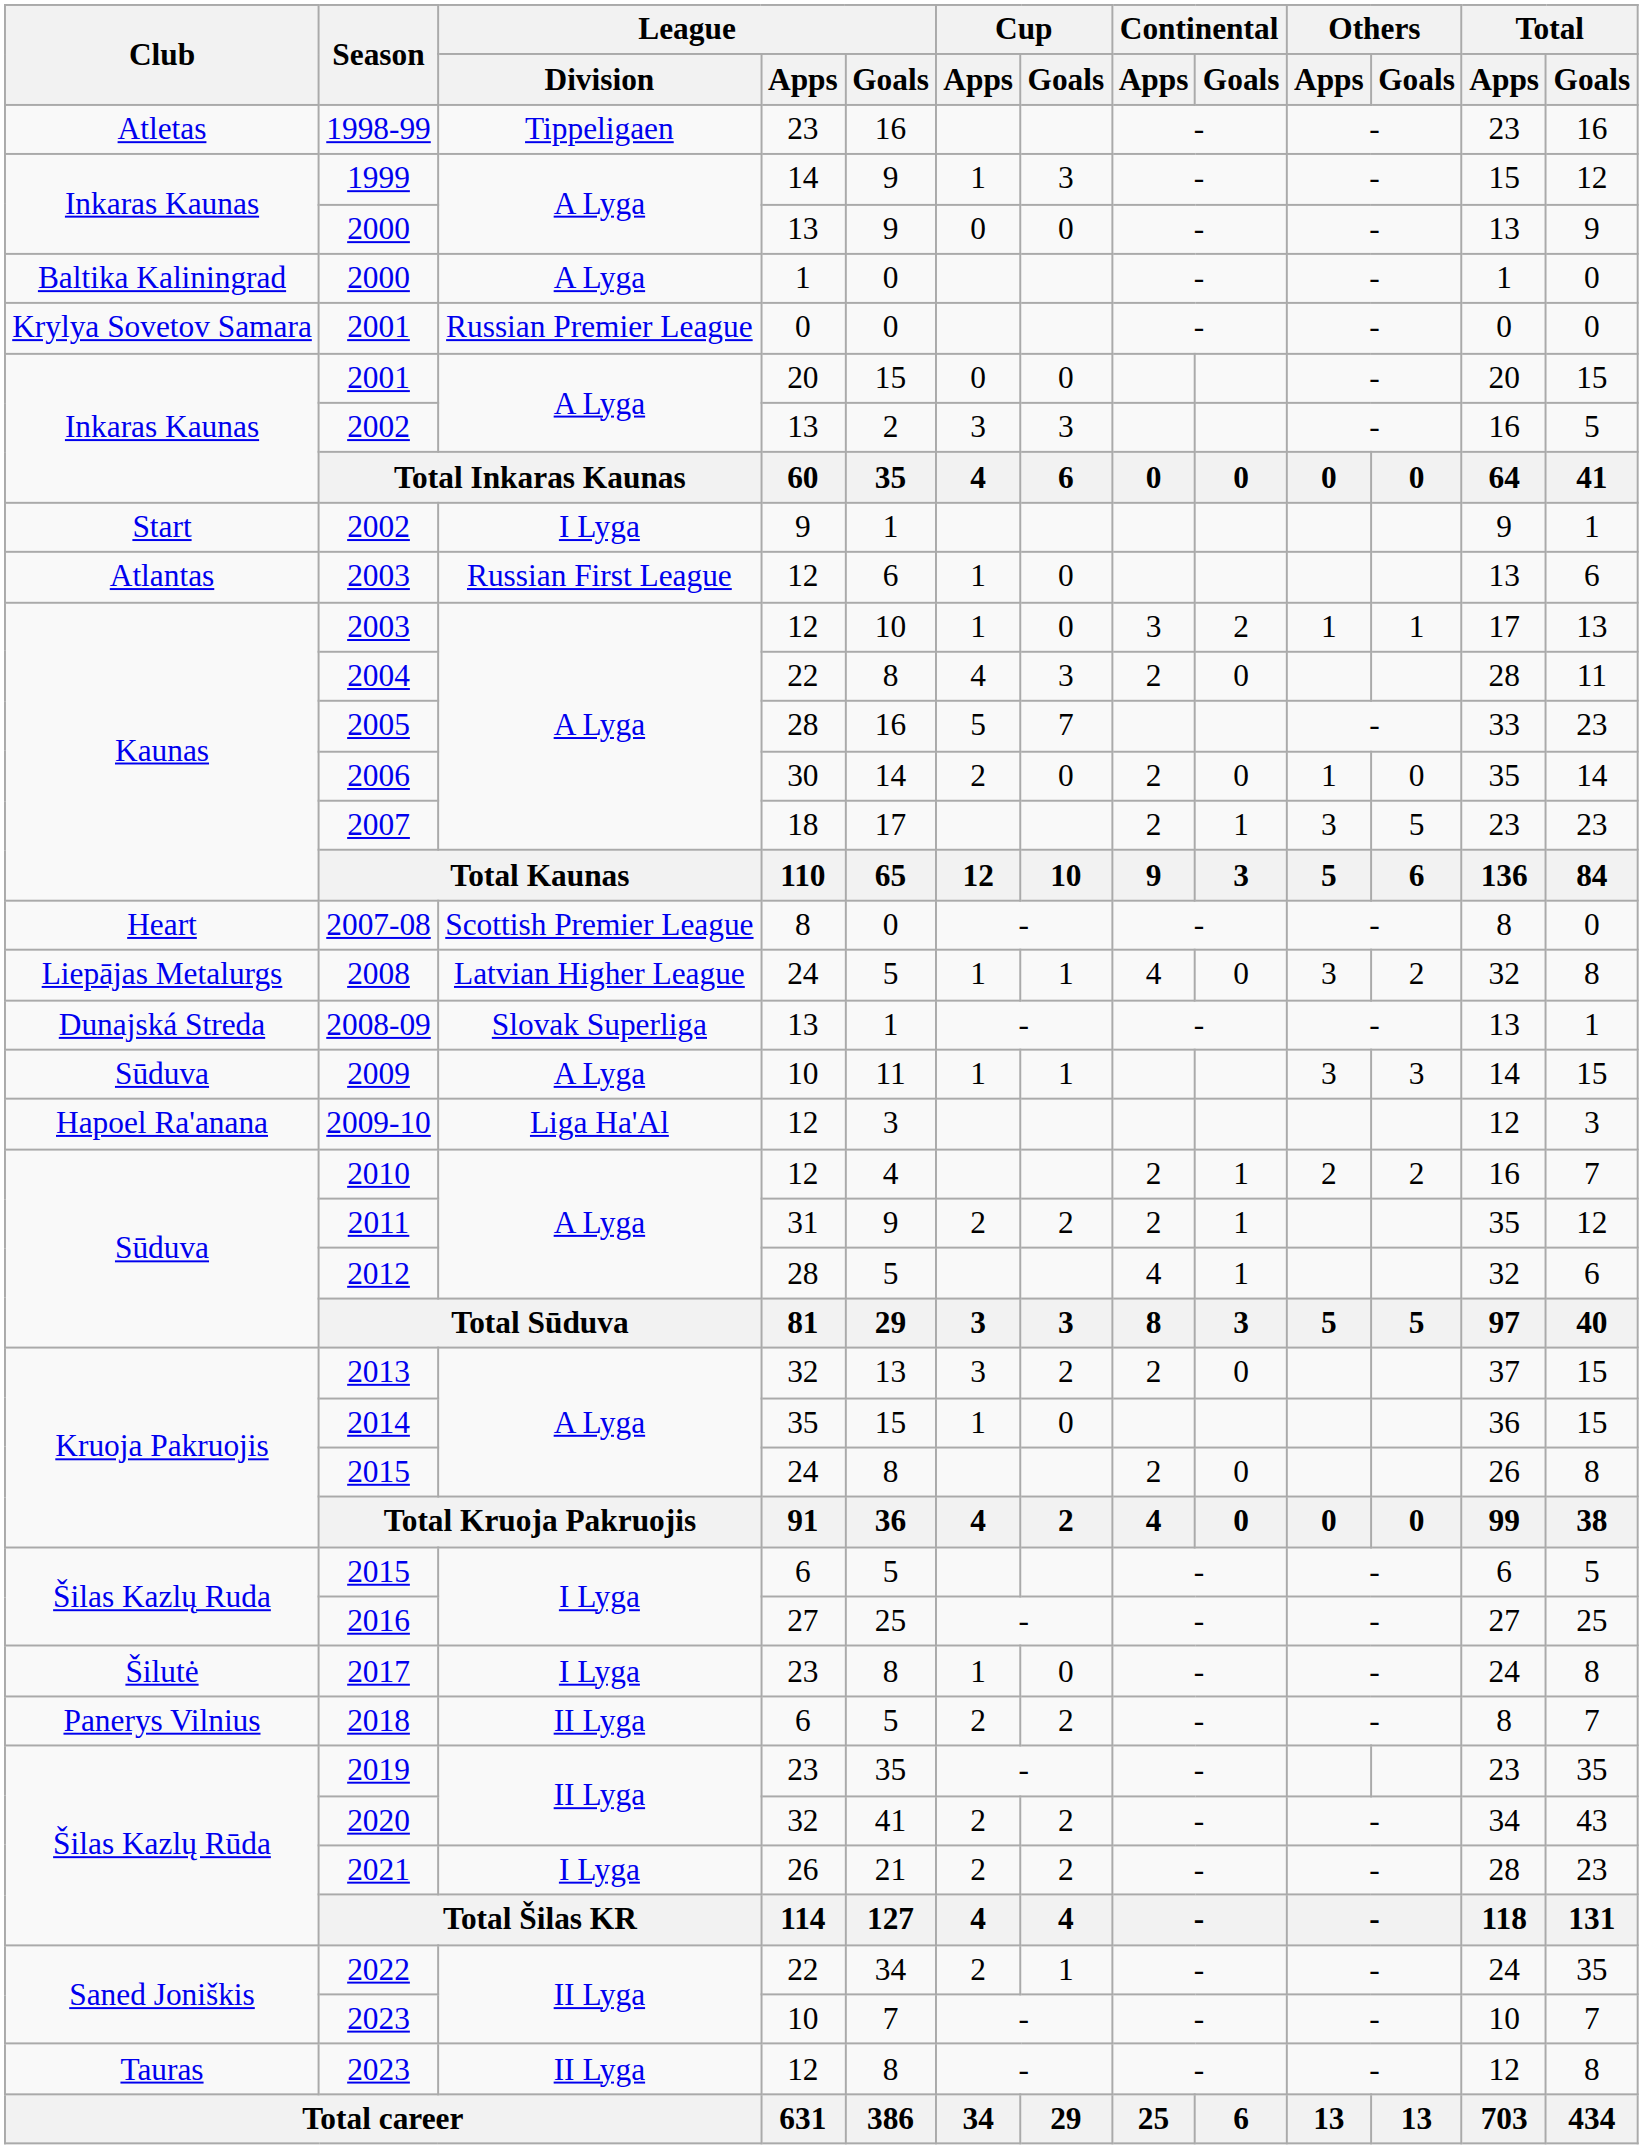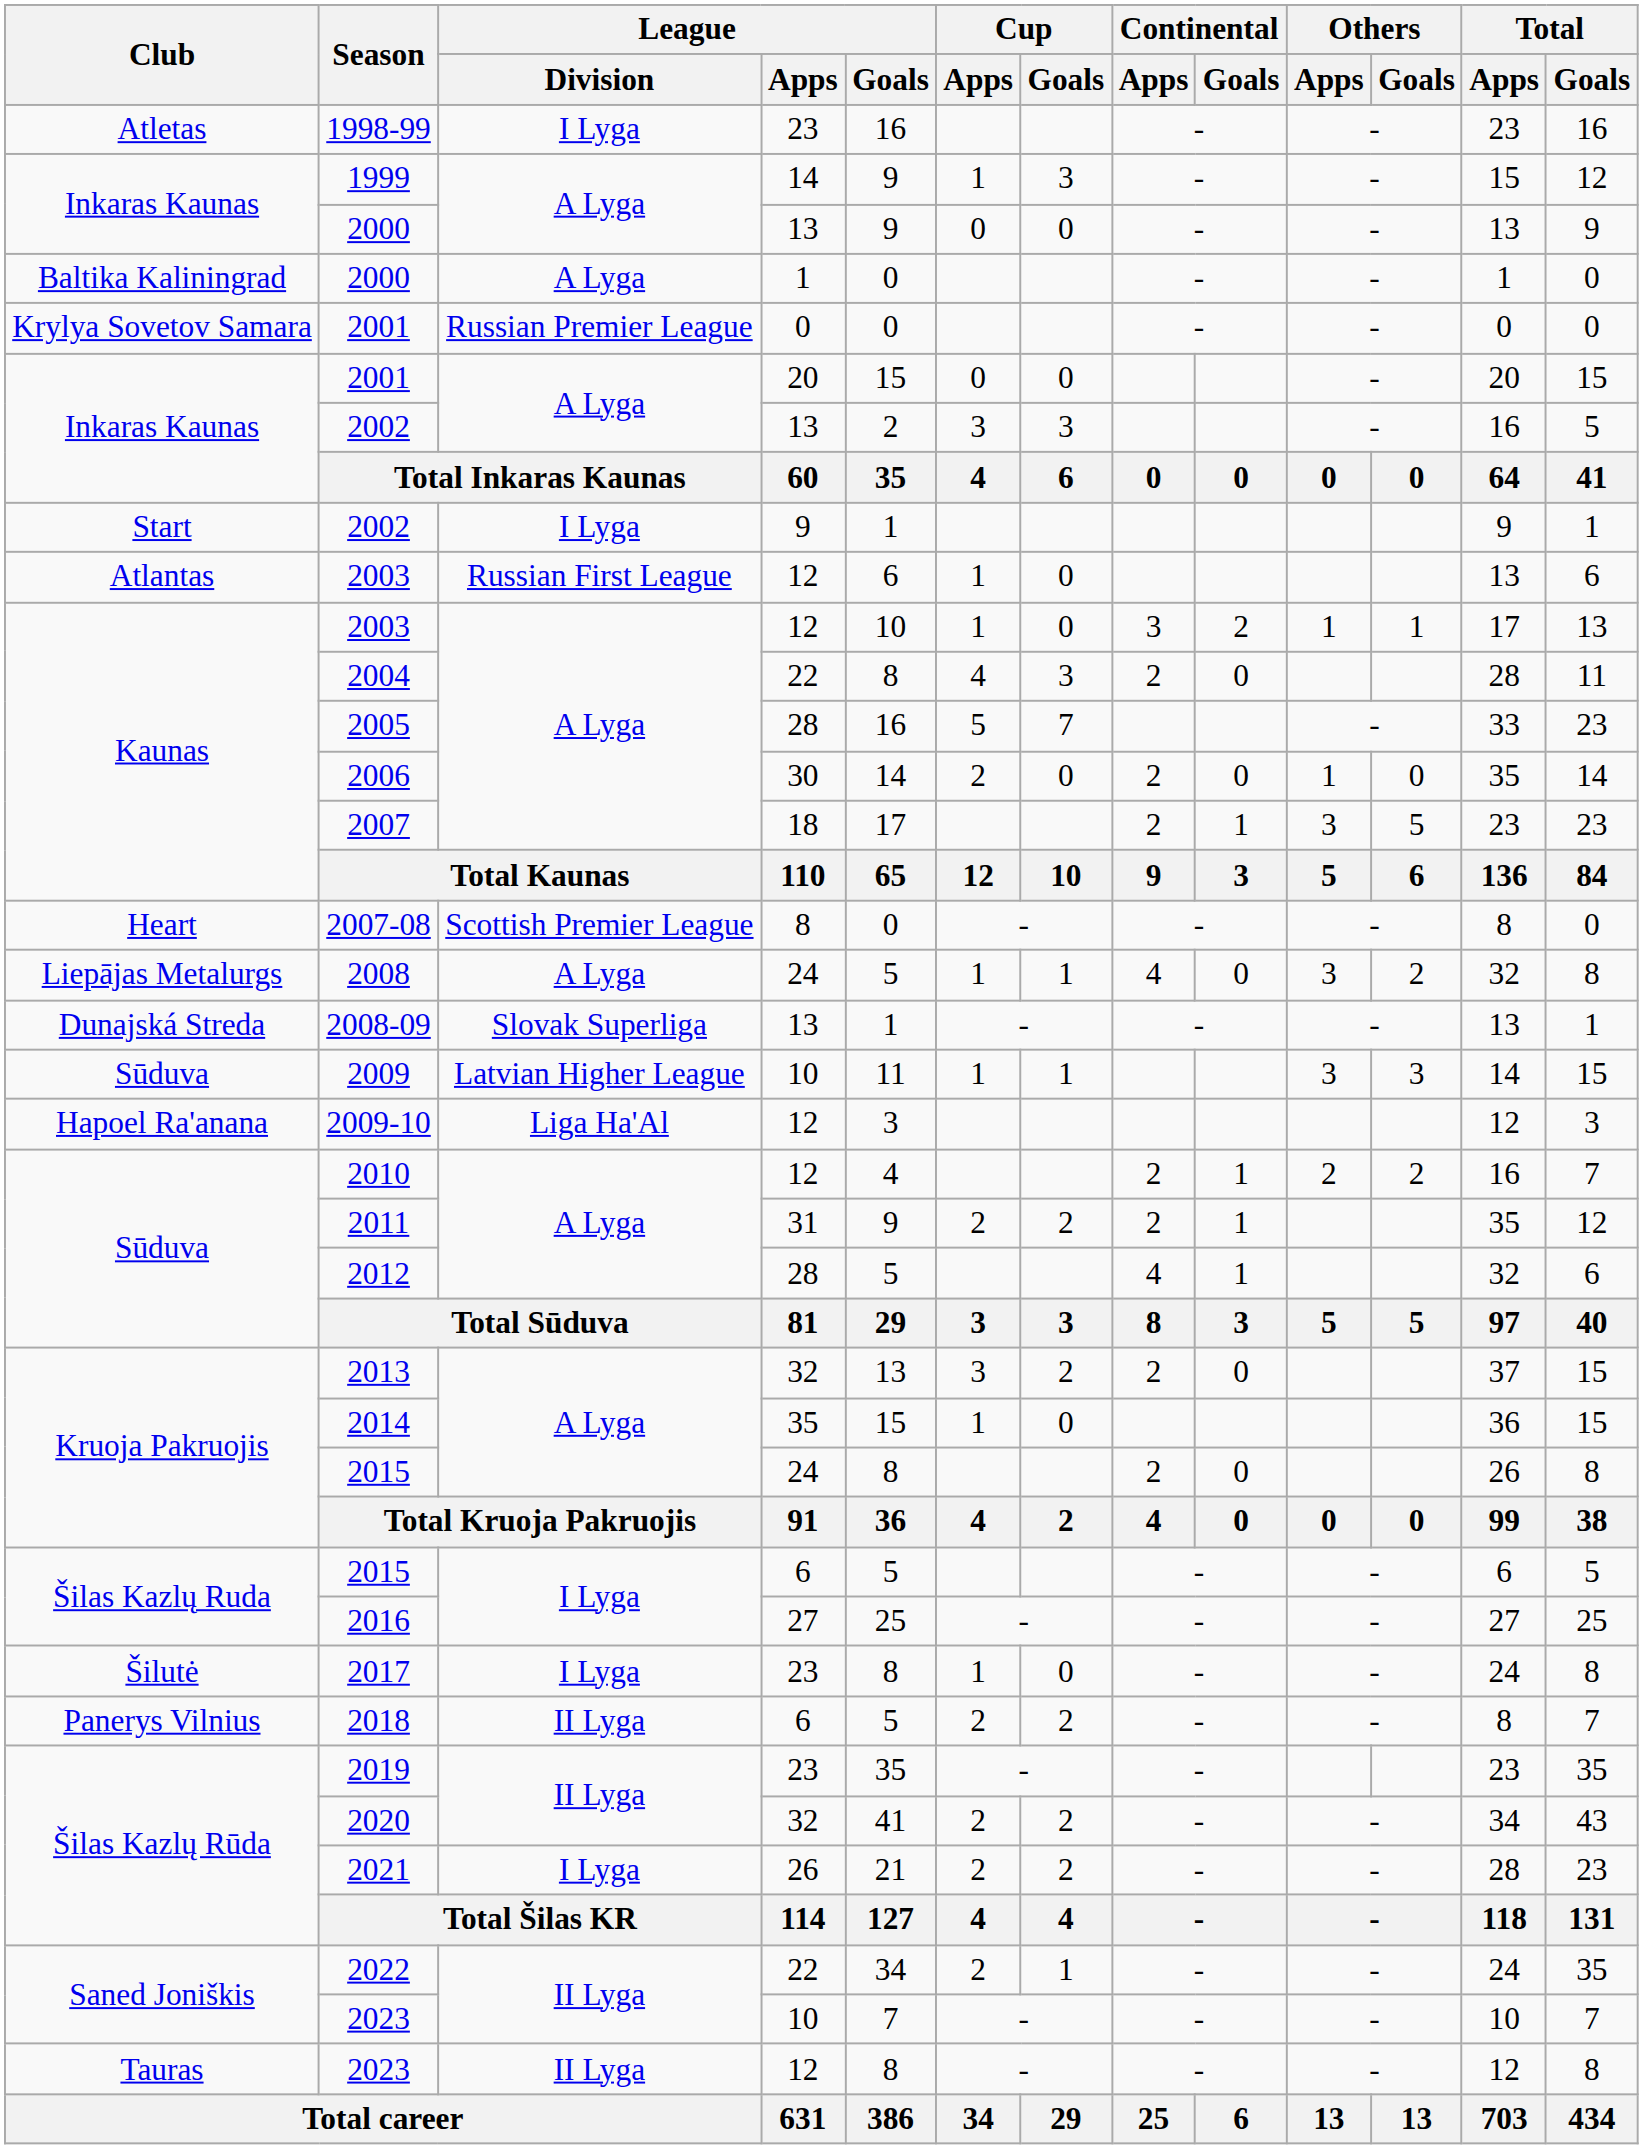(599, 128) Tippeligaen -> (599, 128) I Lyga
(599, 974) Latvian Higher League -> (599, 974) A Lyga
(599, 1073) A Lyga -> (599, 1073) Latvian Higher League
